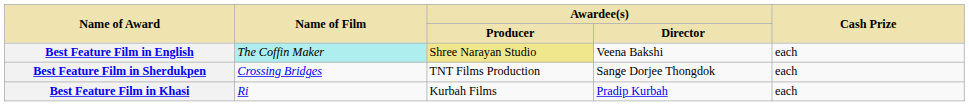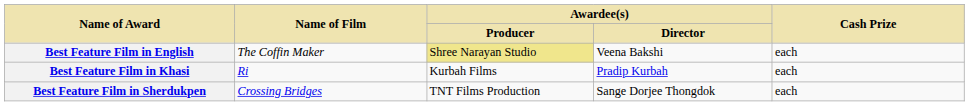(281, 52) paleturquoise background -> (281, 52) no background
rows swapped: (120, 91) <-> (120, 71)
